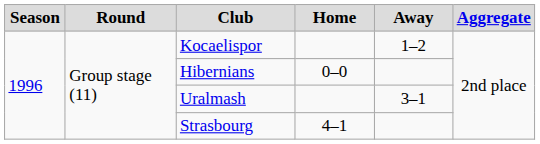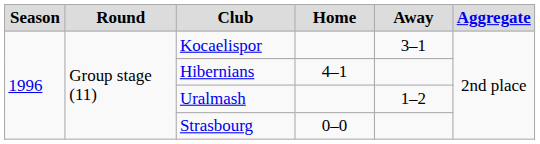(413, 44) 1–2 -> (413, 44) 3–1
(335, 71) 0–0 -> (335, 71) 4–1
(413, 98) 3–1 -> (413, 98) 1–2
(335, 125) 4–1 -> (335, 125) 0–0
